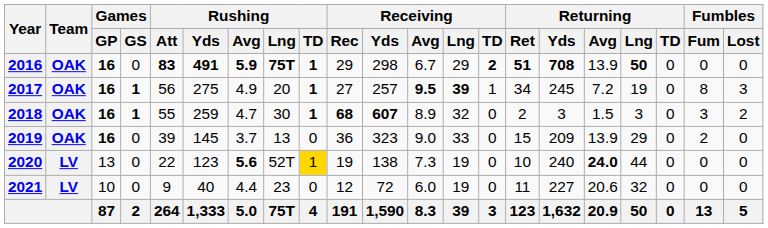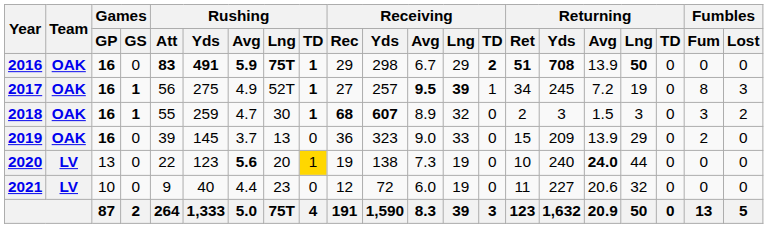(282, 89) 20 -> (282, 89) 52T
(282, 162) 52T -> (282, 162) 20
